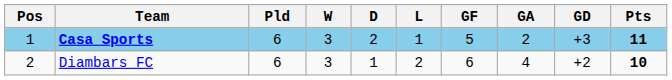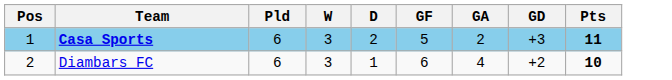- column: (419, 16)
